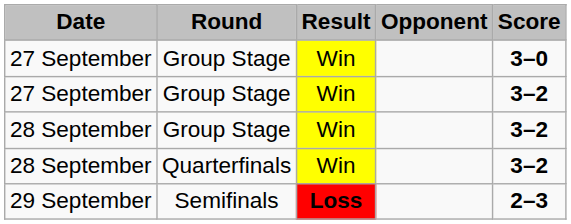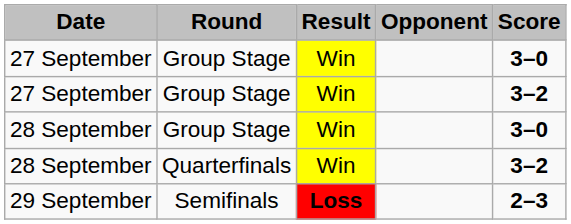(529, 129) 3–2 -> (529, 129) 3–0
